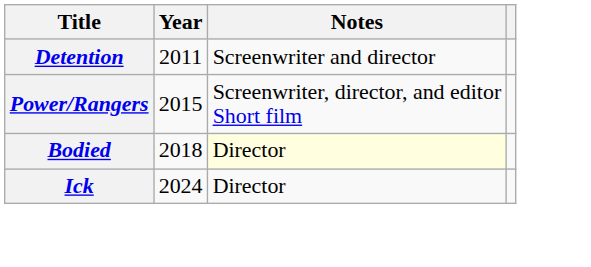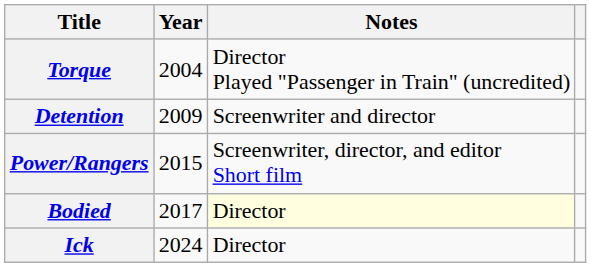+ row: (79, 68)
(181, 56) 2011 -> (181, 116) 2009
(181, 150) 2018 -> (181, 210) 2017
